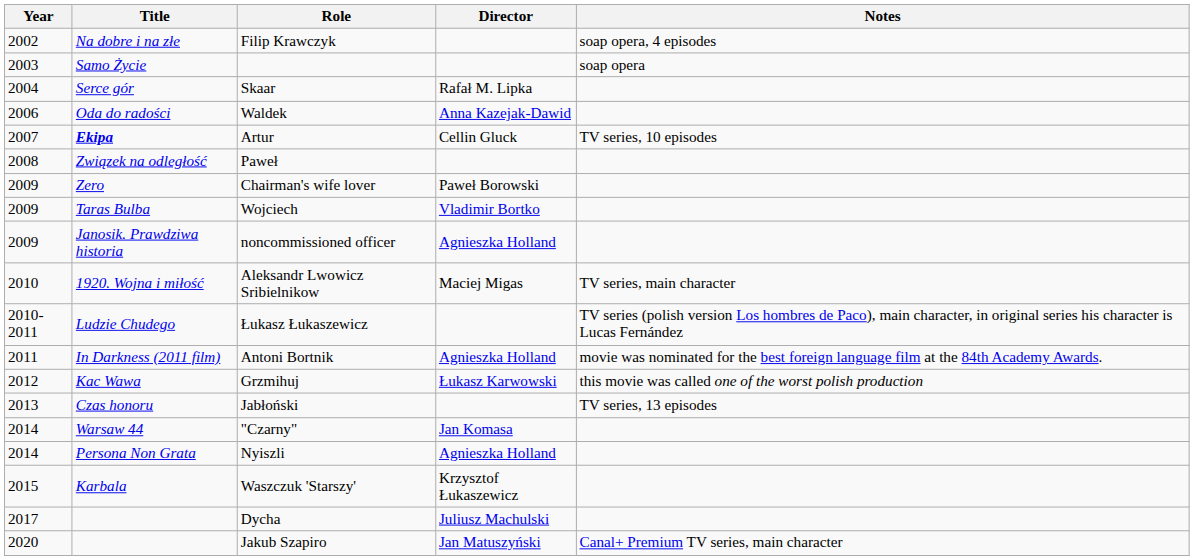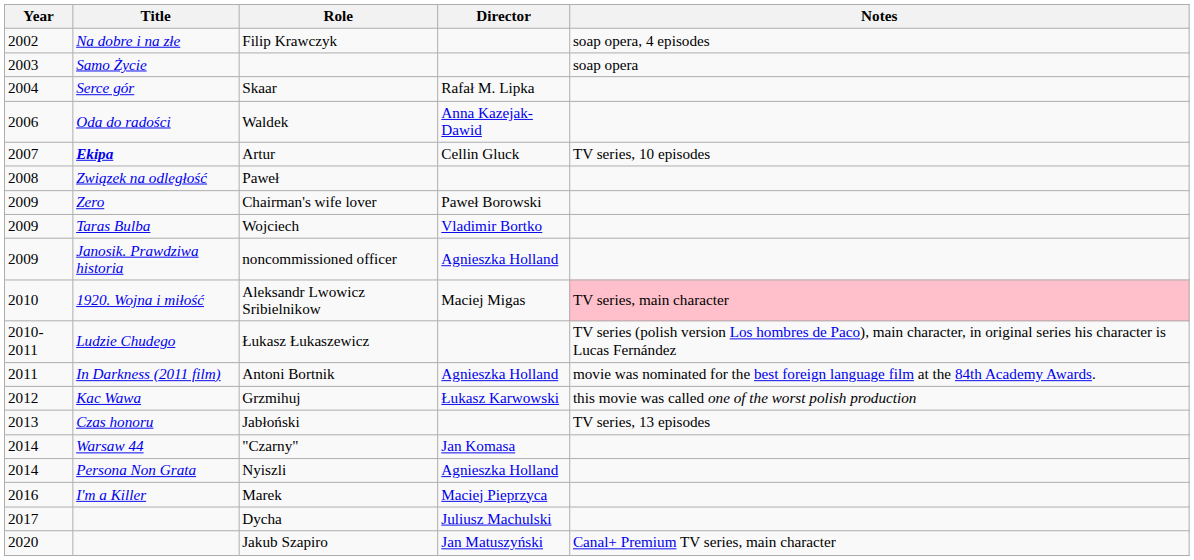(657, 283) no background -> (651, 300) pink background
- row: (298, 486)
+ row: (262, 494)
